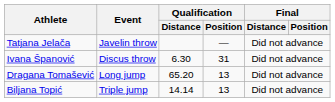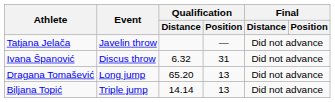(181, 59) 6.30 -> (181, 59) 6.32
